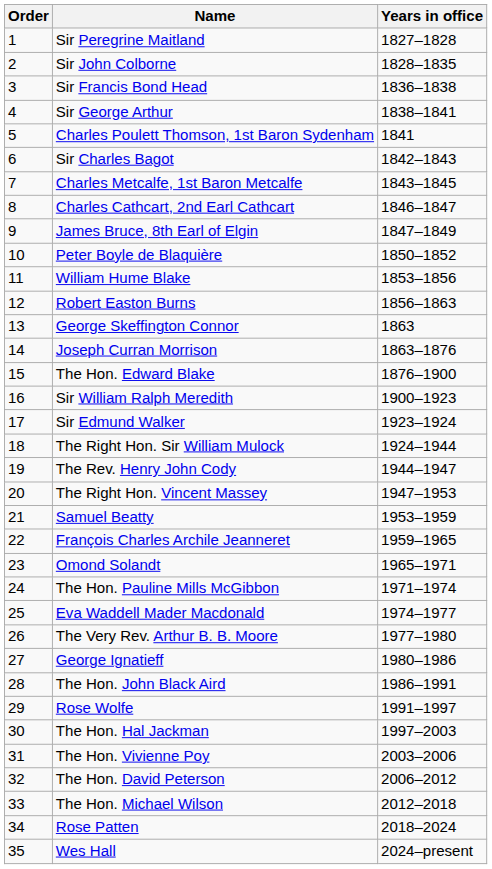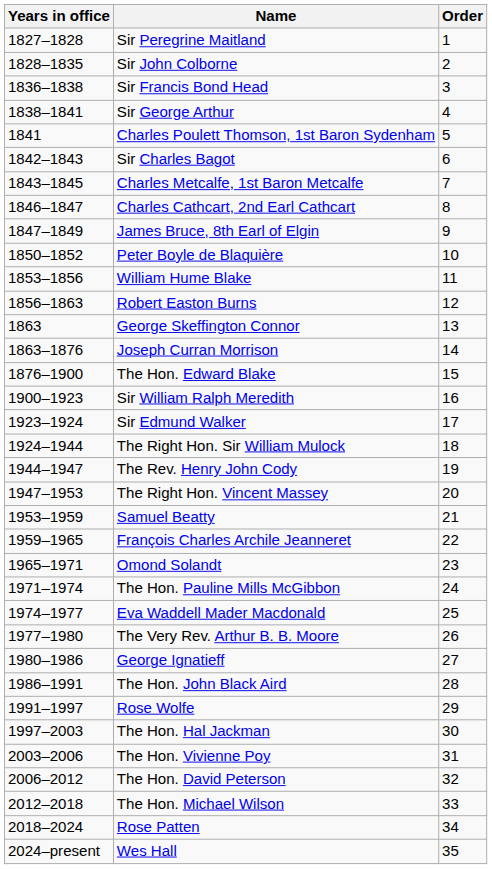columns swapped: (28, 16) <-> (432, 16)
